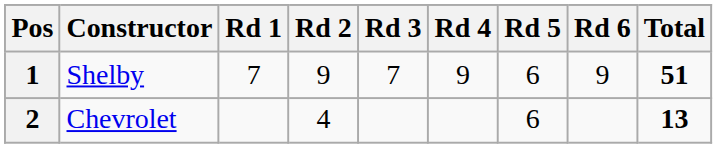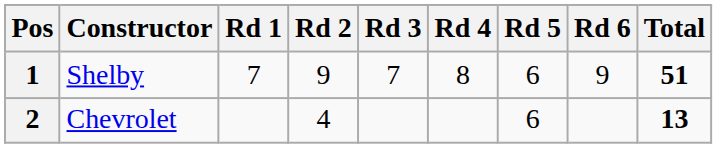(463, 74) 9 -> (463, 74) 8
